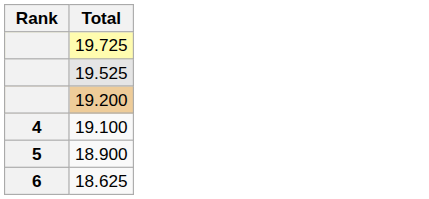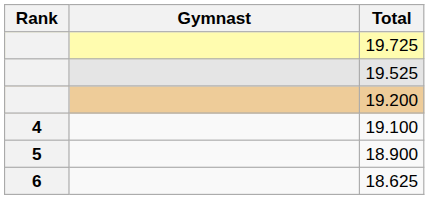+ column: (214, 18)
